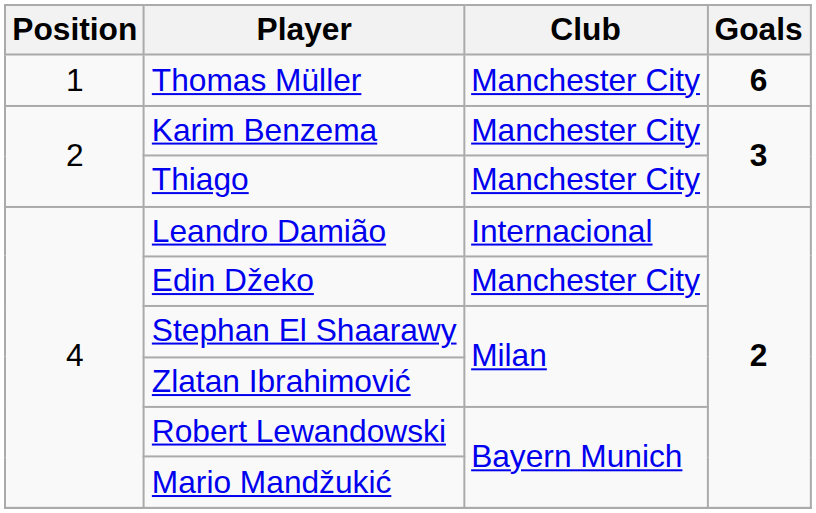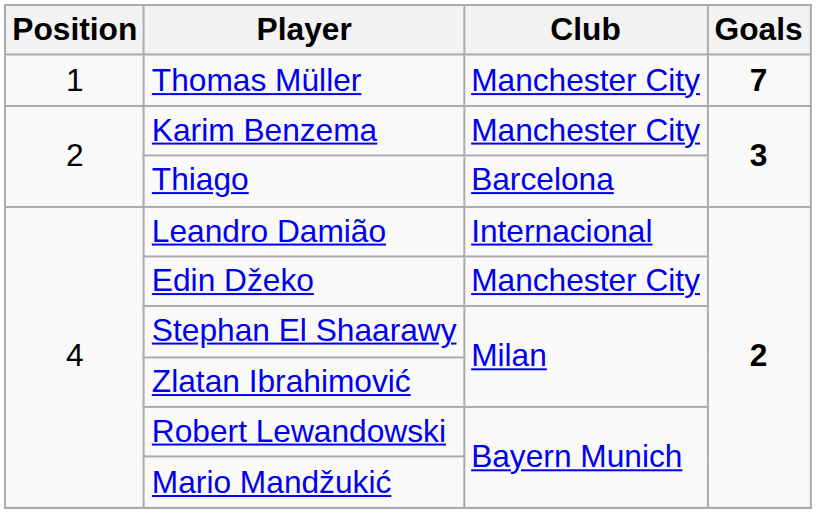(759, 79) 6 -> (759, 79) 7
(586, 180) Manchester City -> (542, 180) Barcelona
